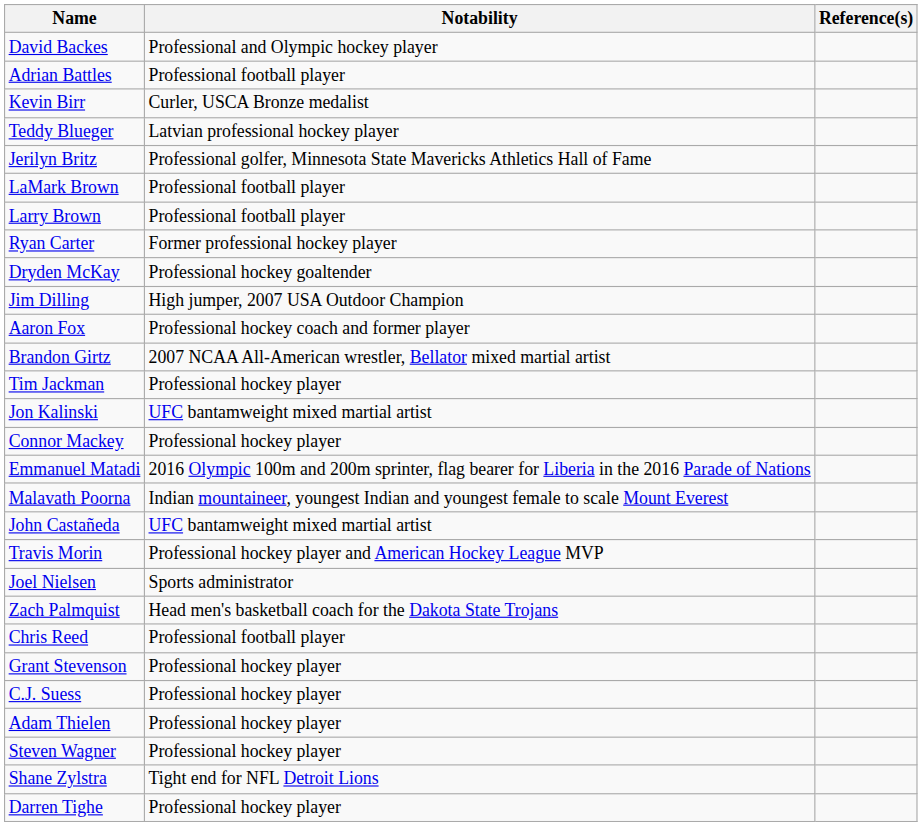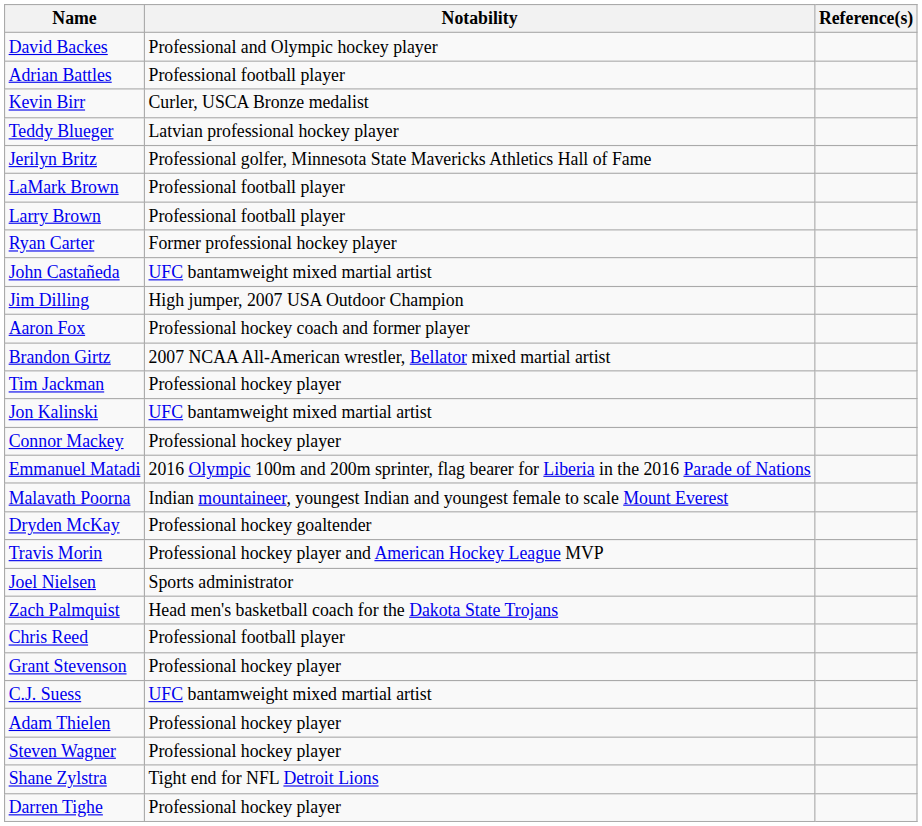rows swapped: (64, 525) <-> (64, 272)
(245, 694) Professional hockey player -> (290, 694) UFC bantamweight mixed martial artist
